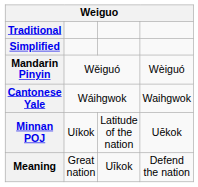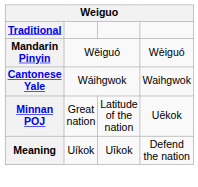- row: (35, 46)
(81, 132) Uíkok -> (81, 116) Great nation
(81, 167) Great nation -> (81, 150) Uíkok
